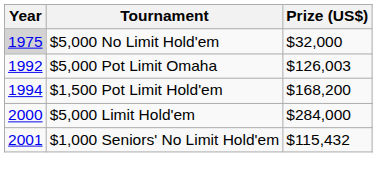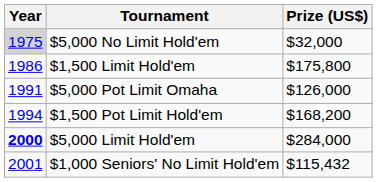+ row: (122, 66)
(25, 66) 1992 -> (25, 90) 1991
(319, 66) $126,003 -> (319, 90) $126,000
(25, 115) normal -> (25, 139) bold
